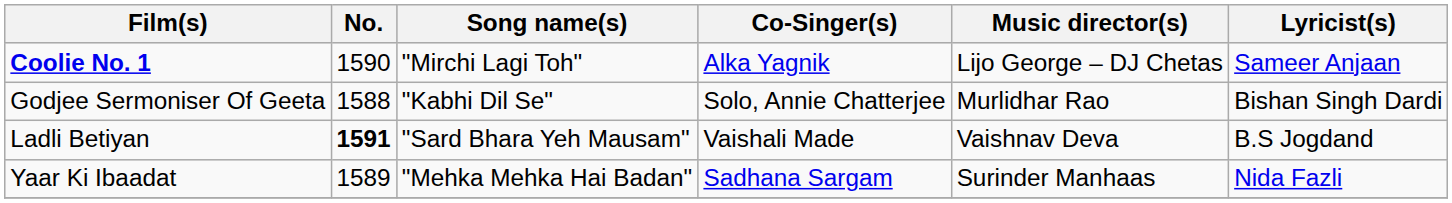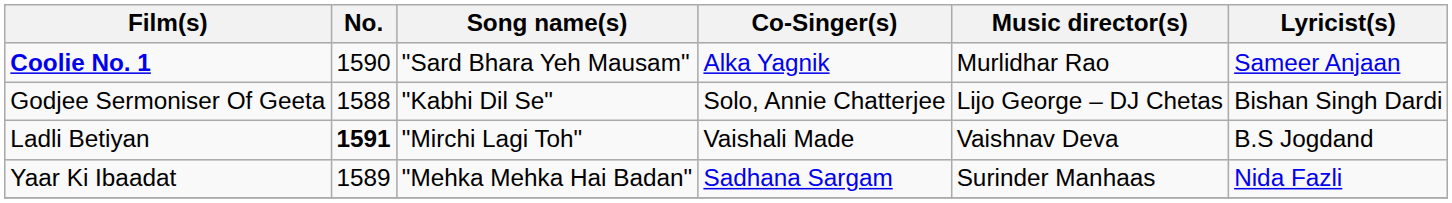(492, 62) "Mirchi Lagi Toh" -> (546, 62) "Sard Bhara Yeh Mausam"
(1090, 62) Lijo George – DJ Chetas -> (1033, 62) Murlidhar Rao
(1033, 100) Murlidhar Rao -> (1090, 100) Lijo George – DJ Chetas
(546, 139) "Sard Bhara Yeh Mausam" -> (492, 139) "Mirchi Lagi Toh"
